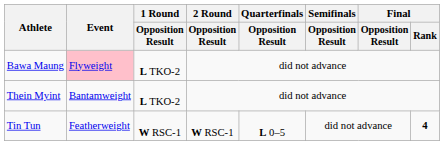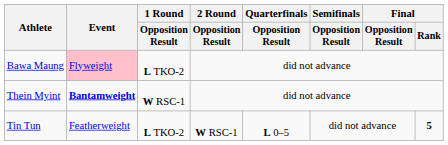(100, 96) normal -> (102, 96) bold
(160, 102) L TKO-2 -> (164, 102) W RSC-1
(160, 132) W RSC-1 -> (164, 132) L TKO-2
(425, 126) 4 -> (429, 126) 5
